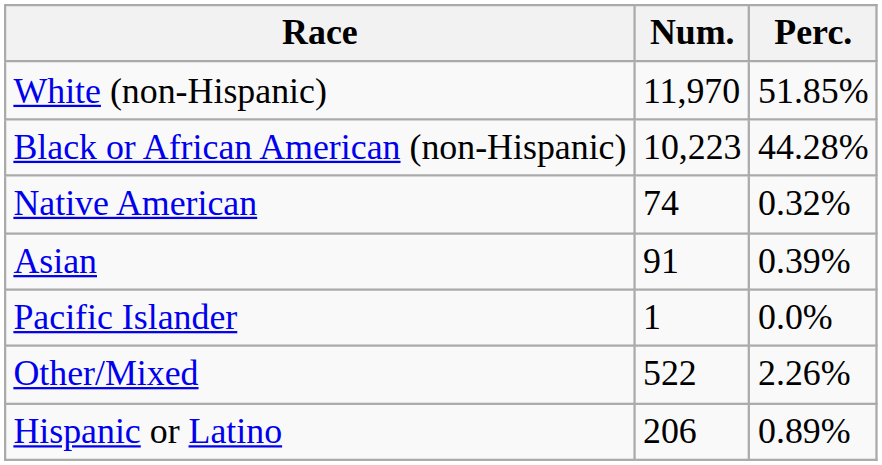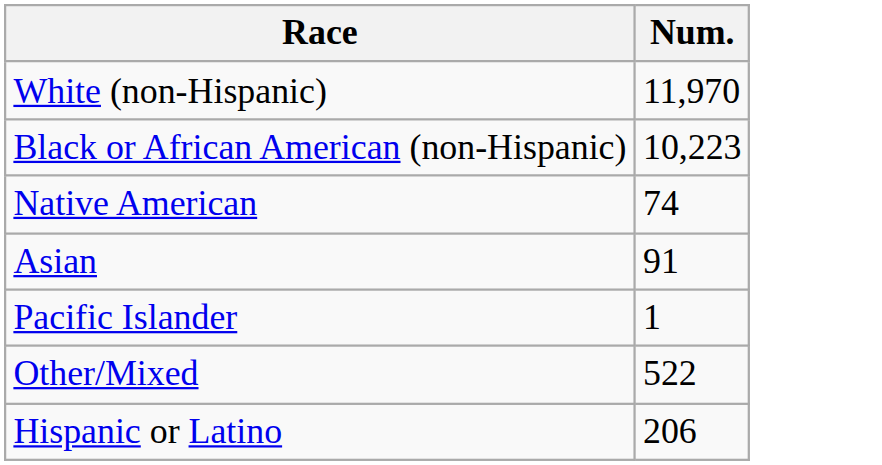- column: (813, 32)
